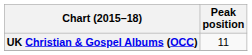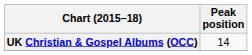(223, 42) 11 -> (223, 42) 14
